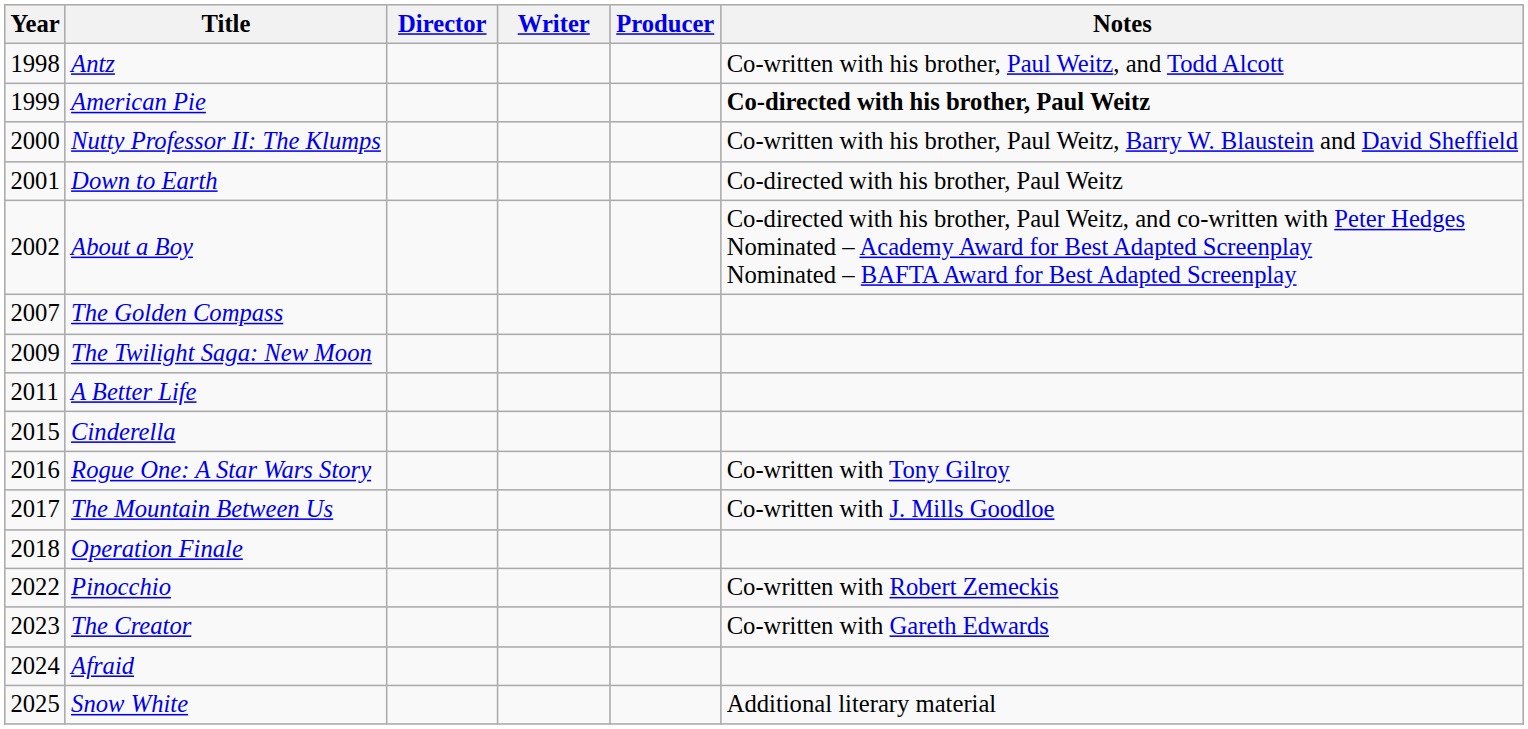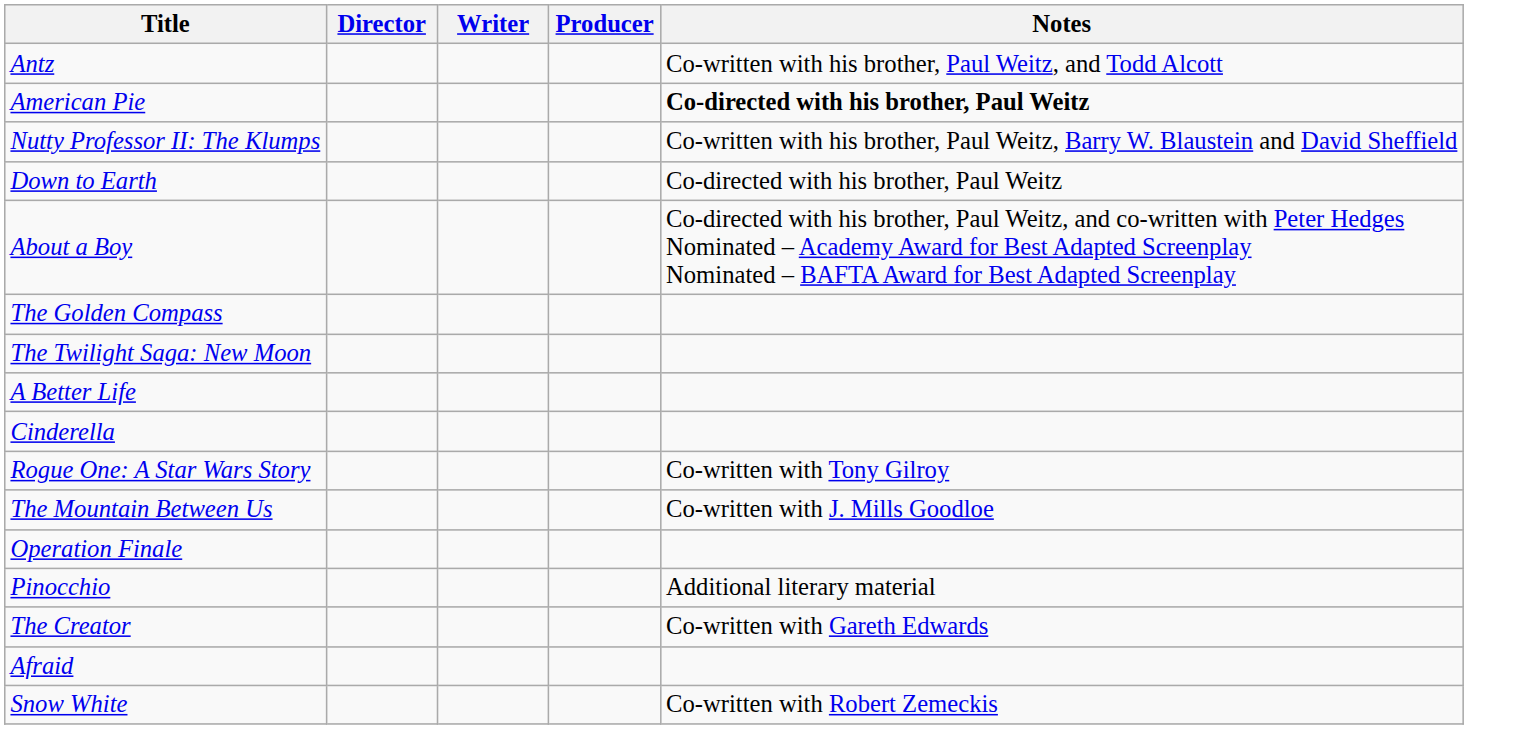- column: (35, 24)
(893, 587) Co-written with Robert Zemeckis -> (801, 587) Additional literary material
(861, 704) Additional literary material -> (832, 704) Co-written with Robert Zemeckis
